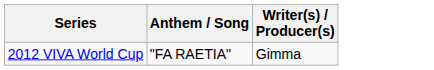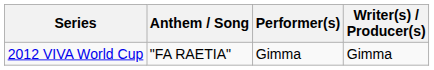+ column: (298, 23)
